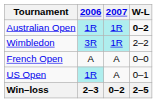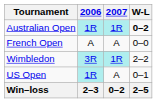rows swapped: (35, 58) <-> (31, 43)
